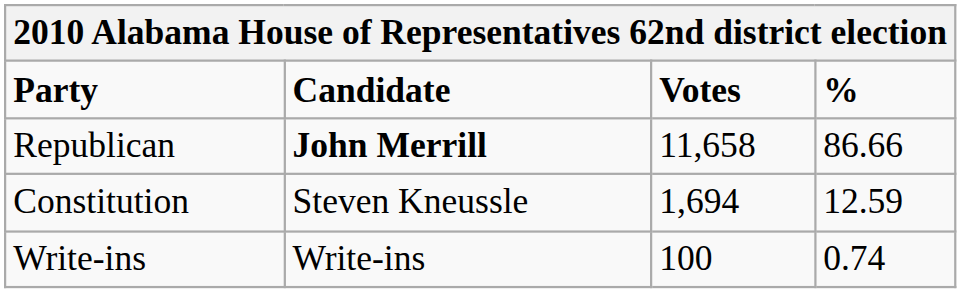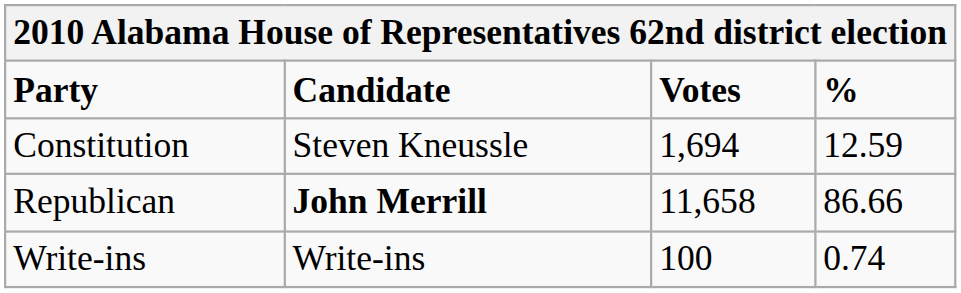rows swapped: (94, 145) <-> (101, 201)
